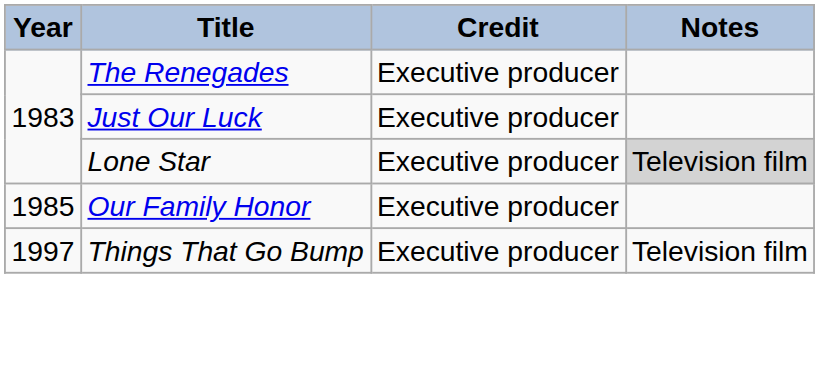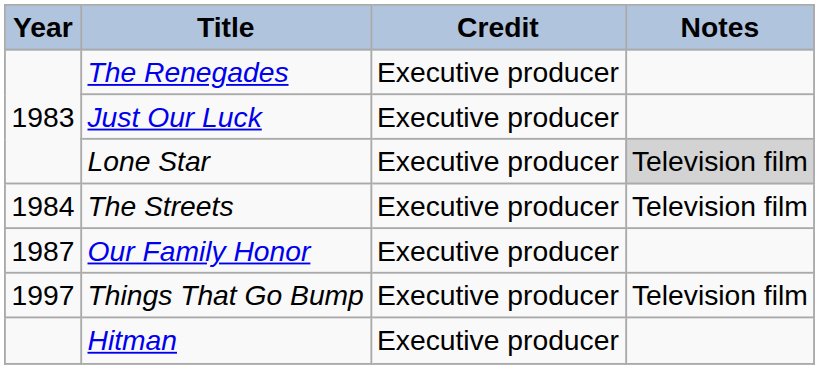+ row: (161, 207)
(43, 207) 1985 -> (43, 251) 1987
+ row: (132, 341)
